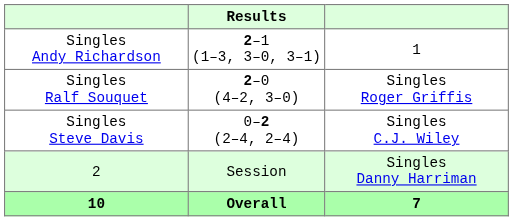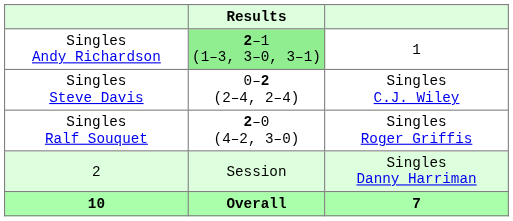(256, 49) no background -> (256, 49) lightgreen background
rows swapped: (96, 90) <-> (96, 130)
